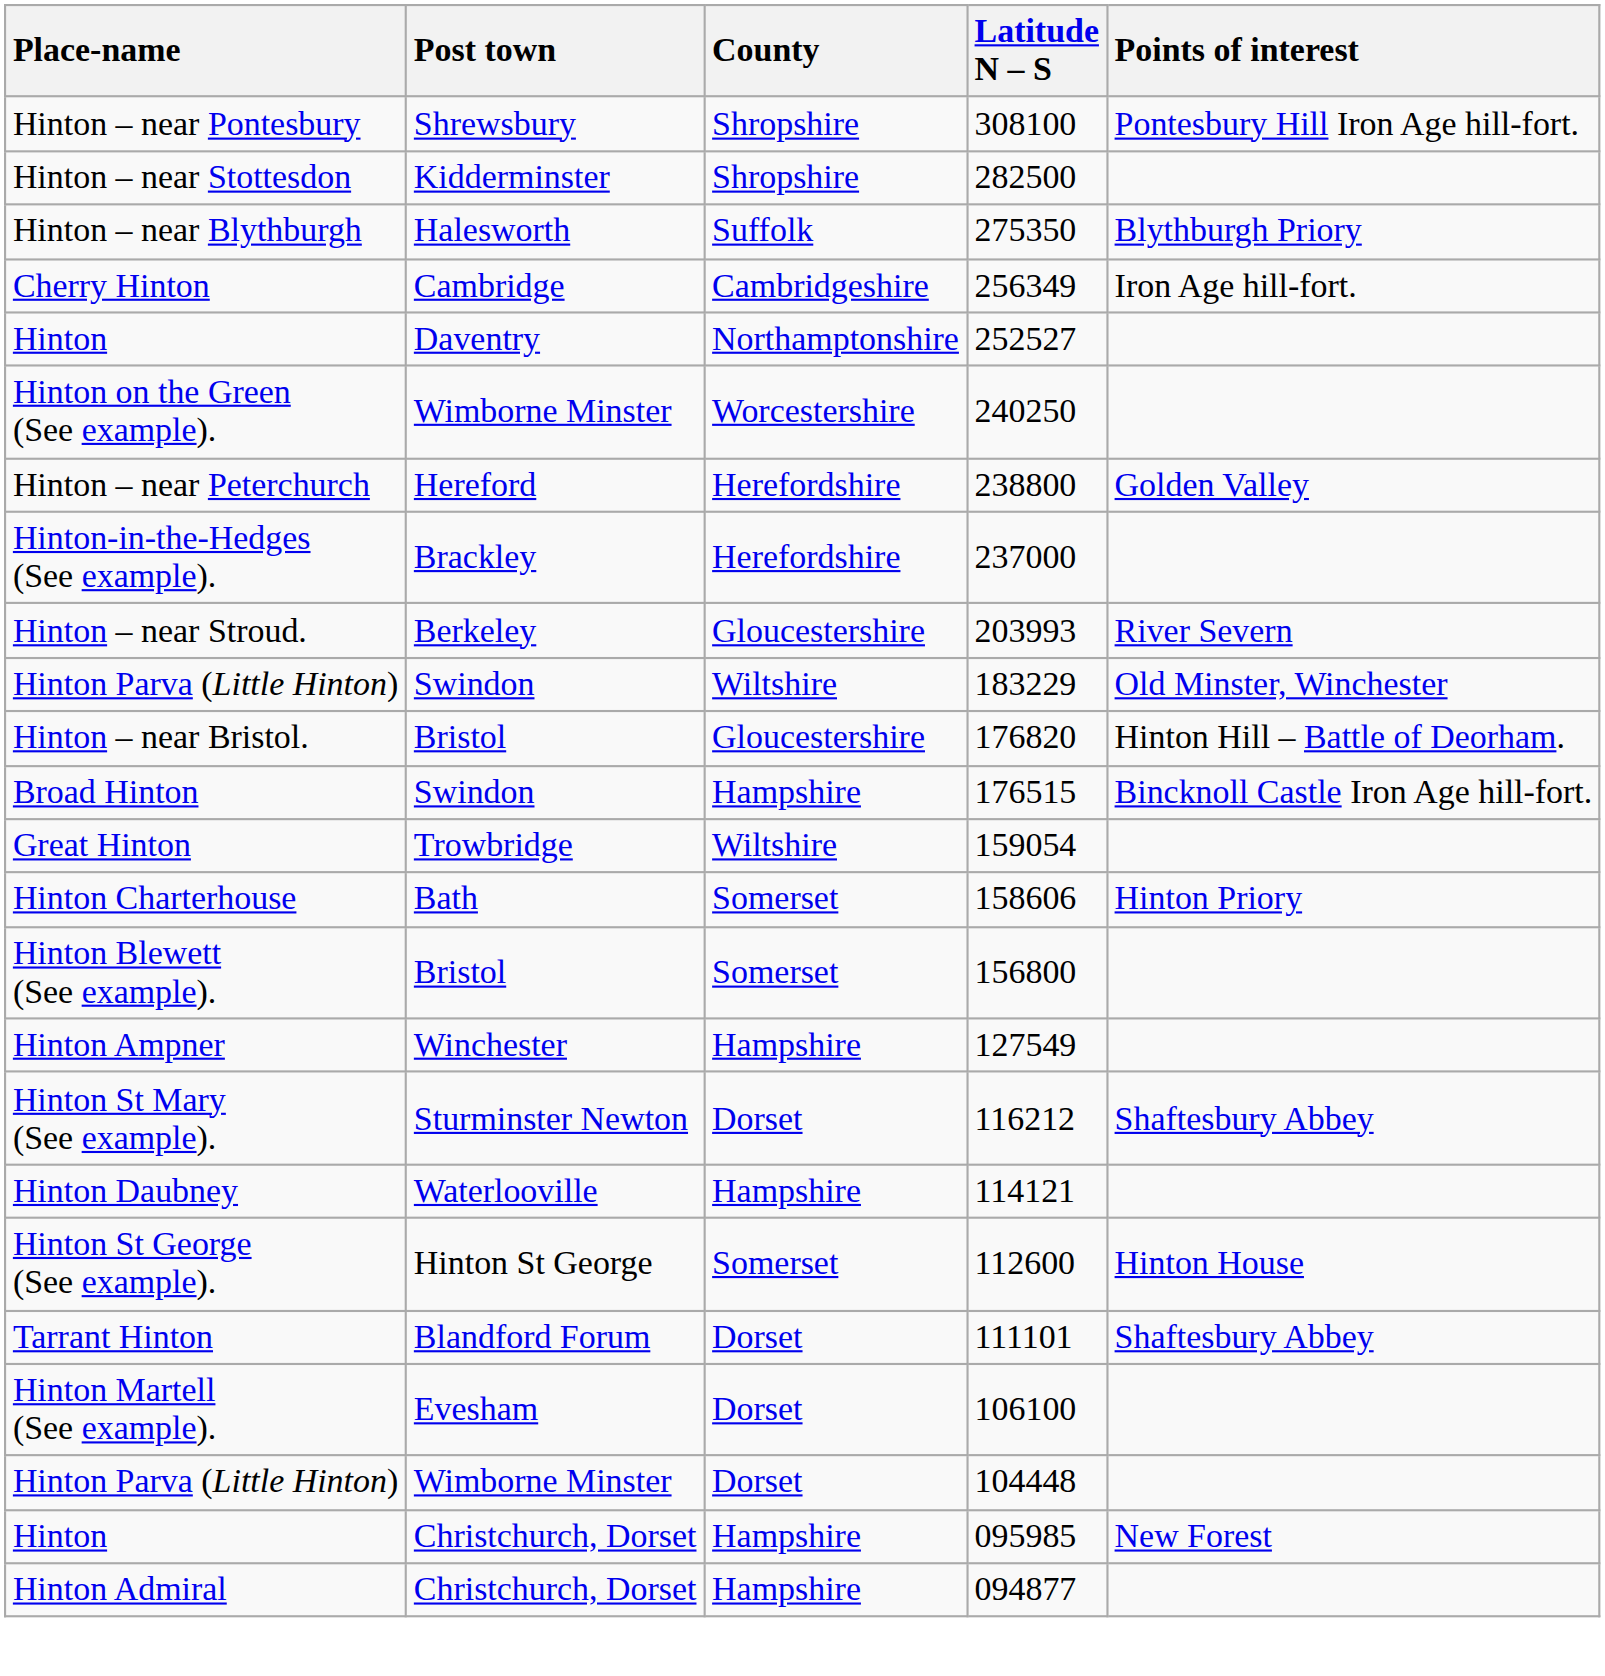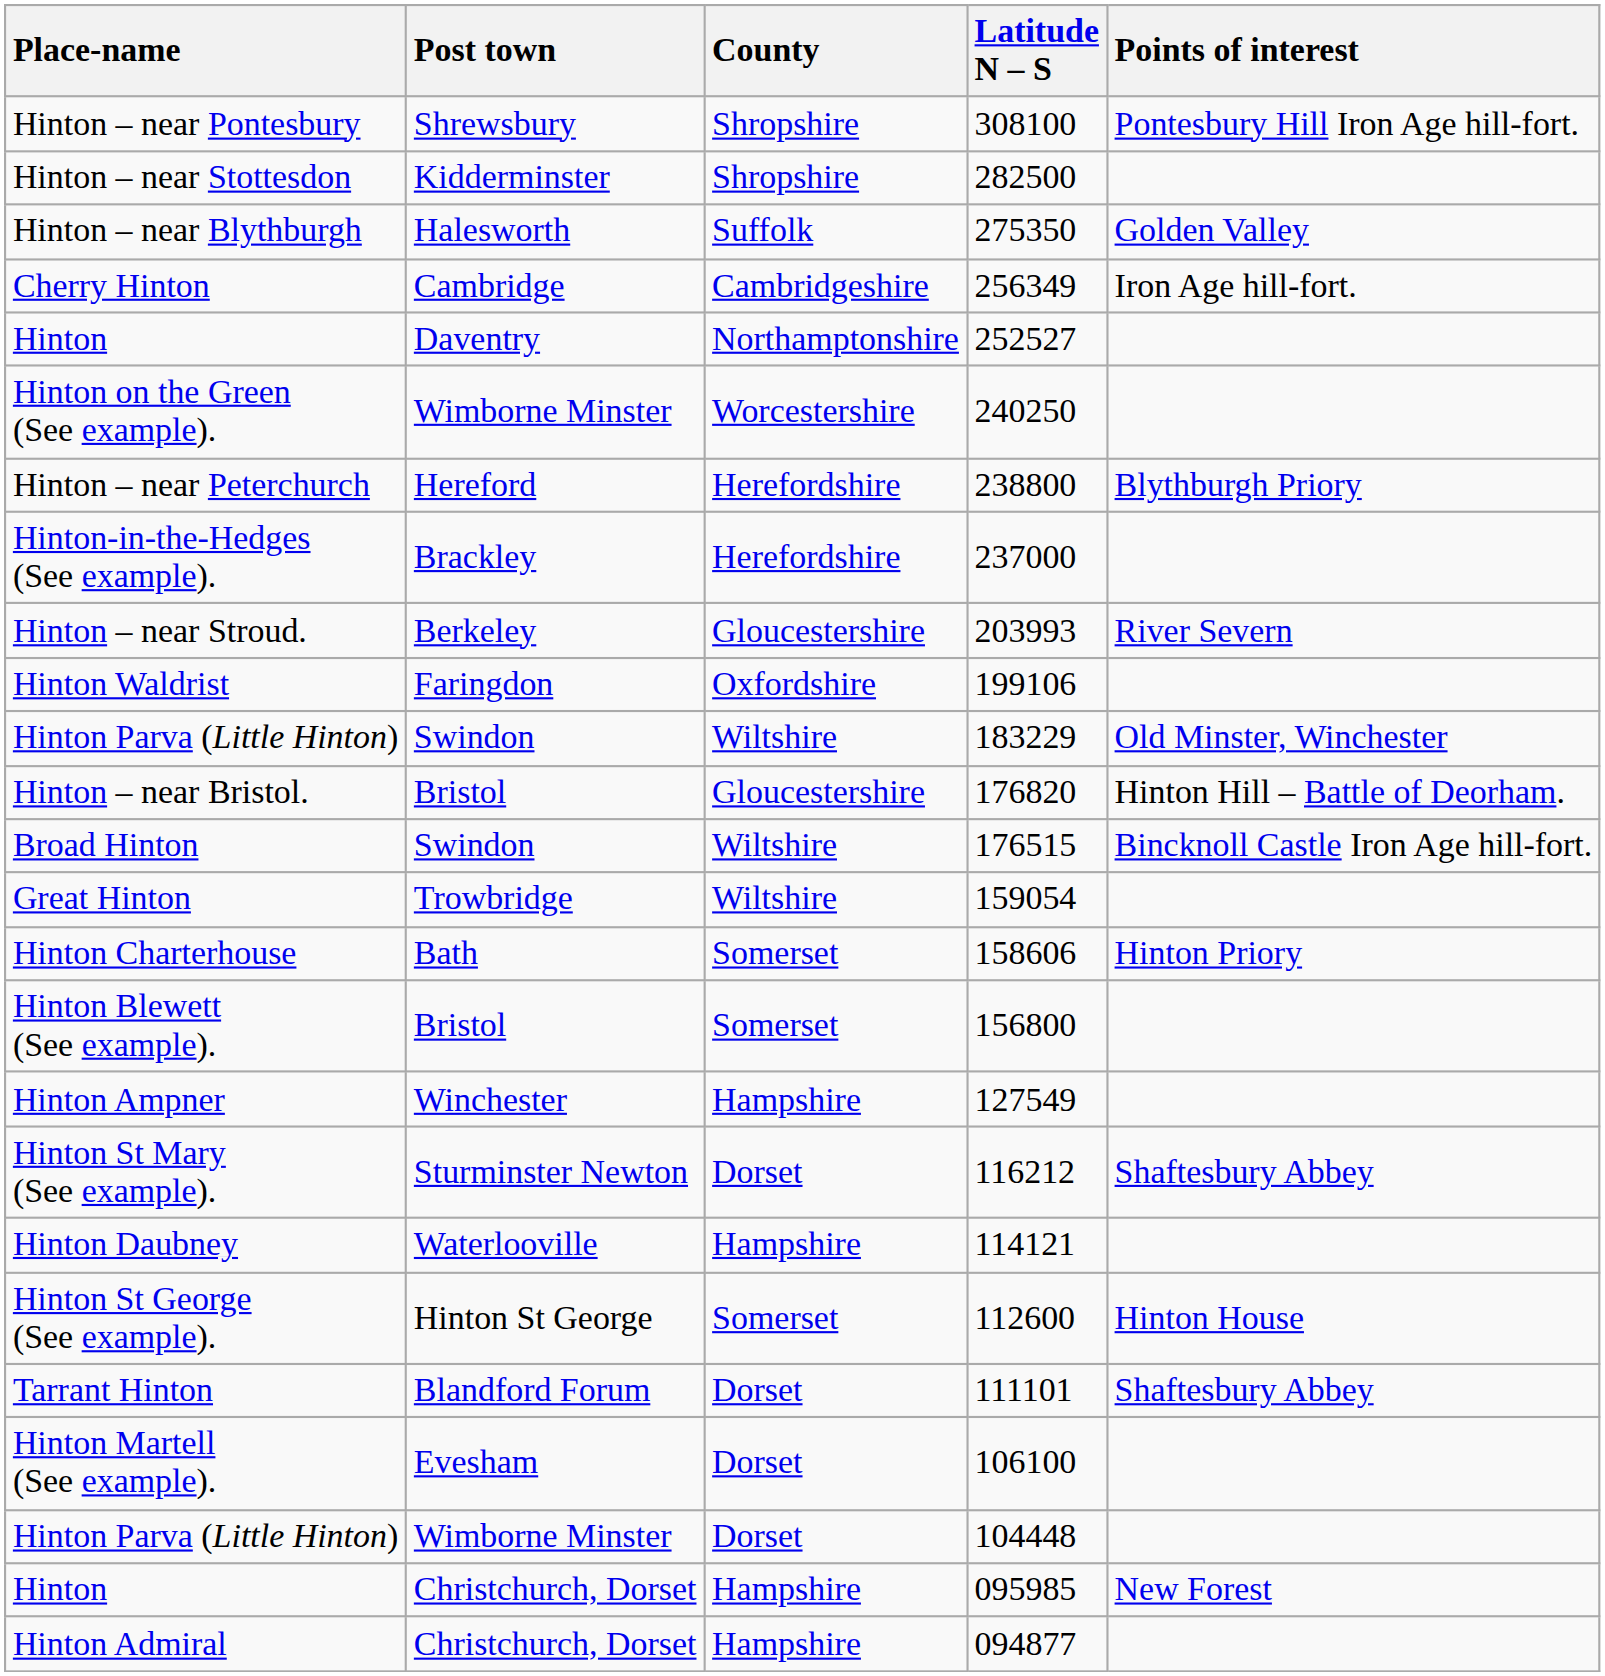(1238, 230) Blythburgh Priory -> (1212, 230) Golden Valley
(1212, 484) Golden Valley -> (1238, 484) Blythburgh Priory
+ row: (121, 683)
(787, 791) Hampshire -> (775, 845) Wiltshire
